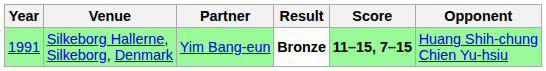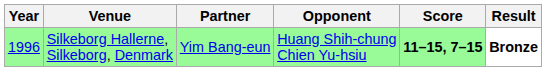columns swapped: (478, 16) <-> (302, 16)
(24, 47) 1991 -> (24, 47) 1996
